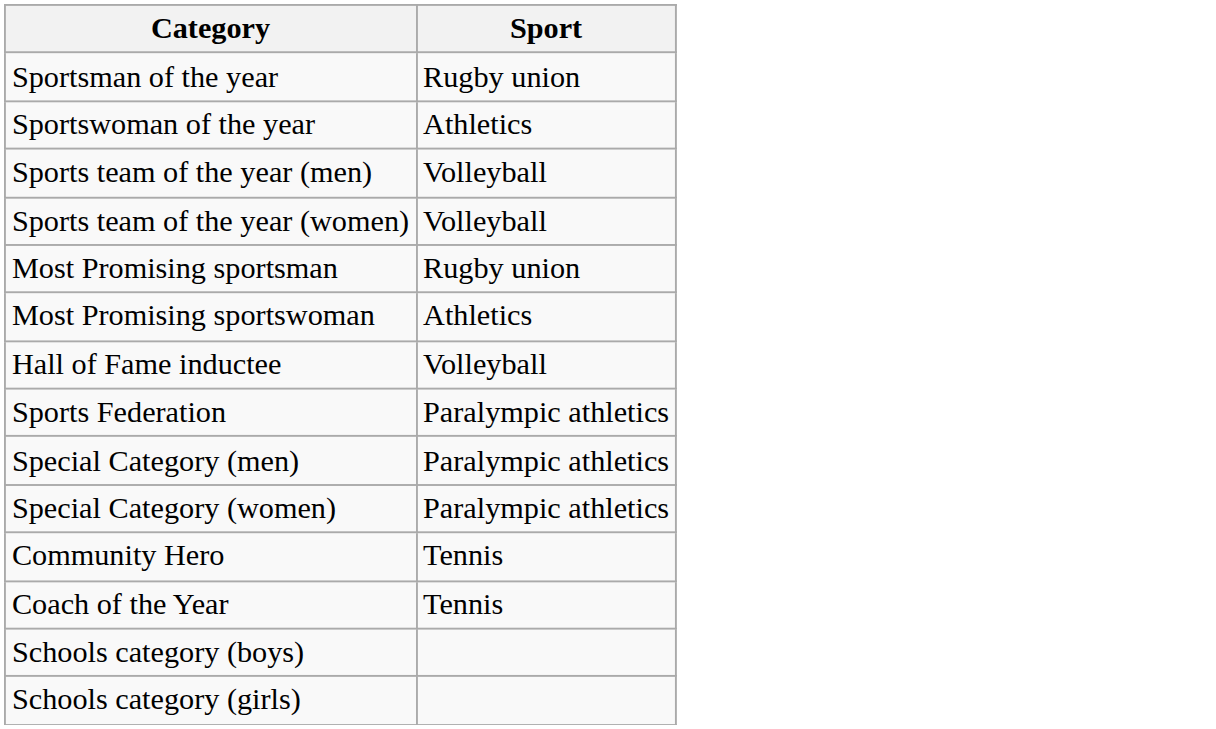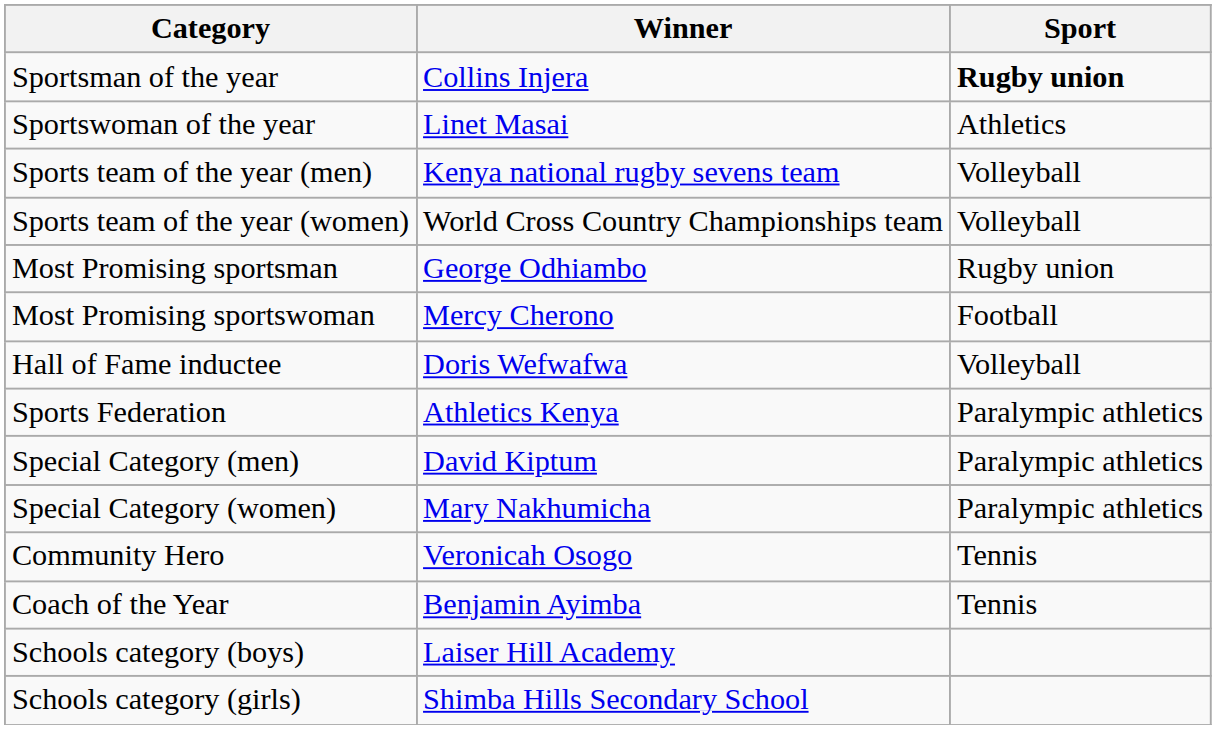+ column: (683, 28)
(502, 76) normal -> (1041, 76) bold
(478, 316) Athletics -> (1007, 316) Football
